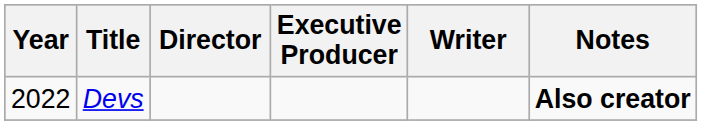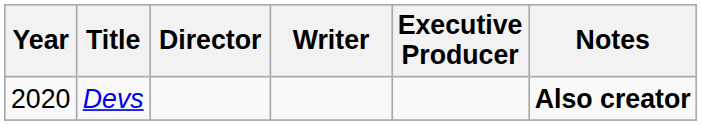columns swapped: (468, 40) <-> (339, 40)
(41, 98) 2022 -> (41, 98) 2020
